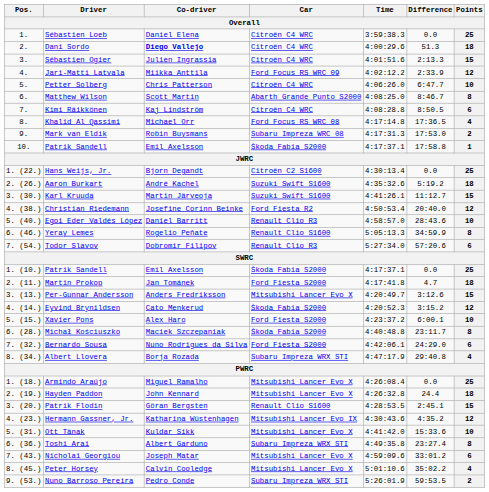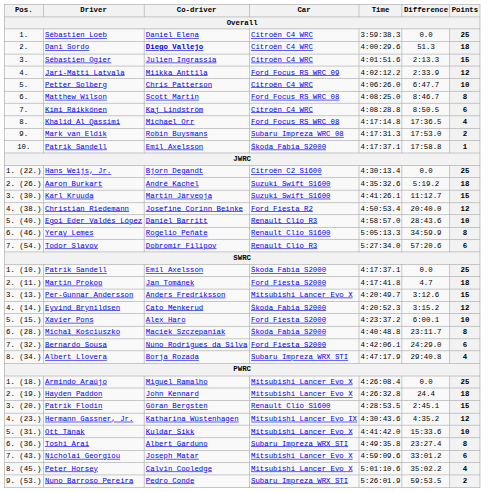(306, 97) Abarth Grande Punto S2000 -> (295, 97) Ford Focus RS WRC 08
